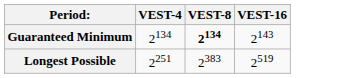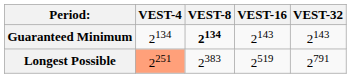+ column: (318, 14)
(160, 61) no background -> (160, 61) lightsalmon background
